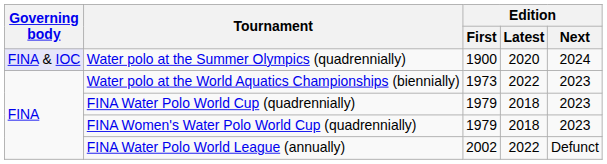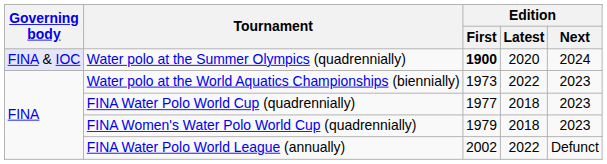(482, 59) normal -> (482, 59) bold
(482, 103) 1979 -> (482, 103) 1977
